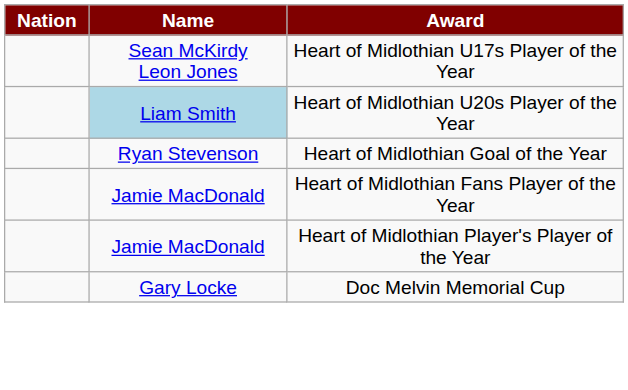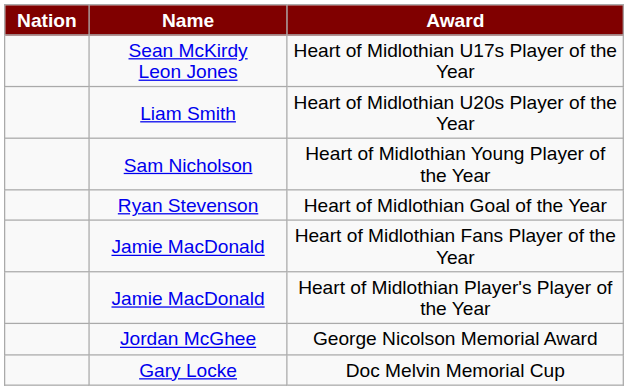(188, 113) lightblue background -> (188, 113) no background
+ row: (455, 164)
+ row: (455, 339)
